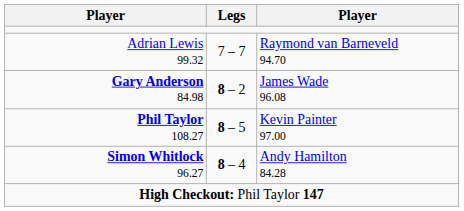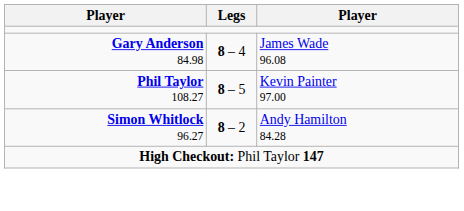- row: (165, 51)
(232, 89) 8 – 2 -> (232, 51) 8 – 4
(232, 165) 8 – 4 -> (232, 127) 8 – 2
